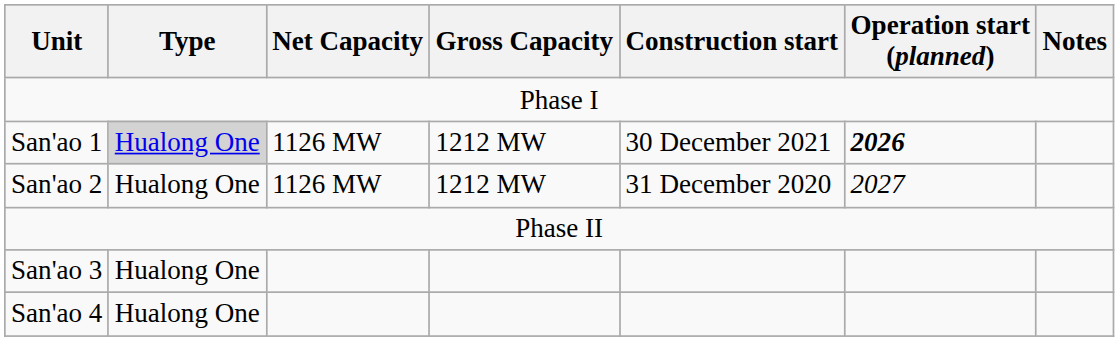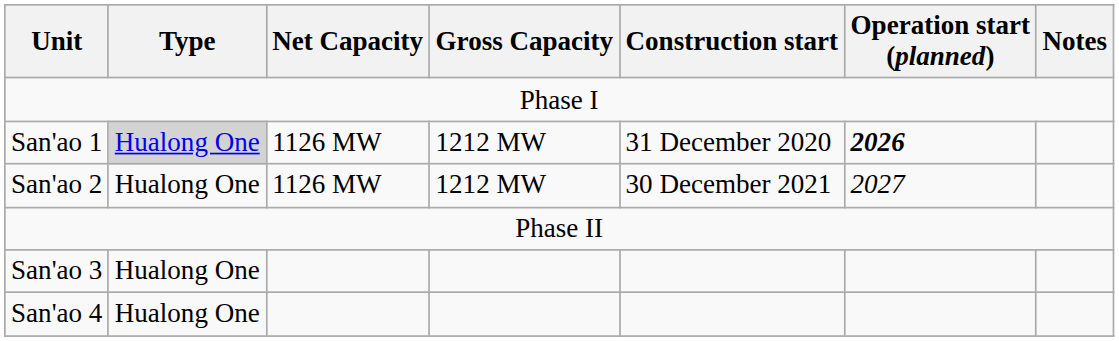(728, 142) 30 December 2021 -> (728, 142) 31 December 2020
(728, 185) 31 December 2020 -> (728, 185) 30 December 2021
